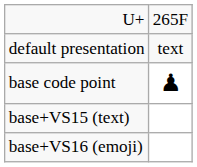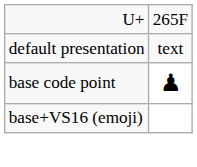- row: (69, 117)
